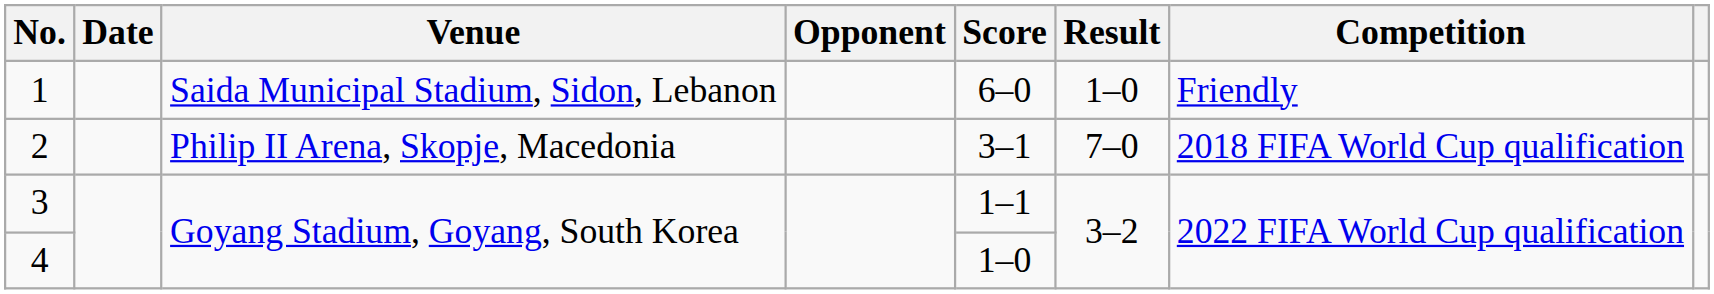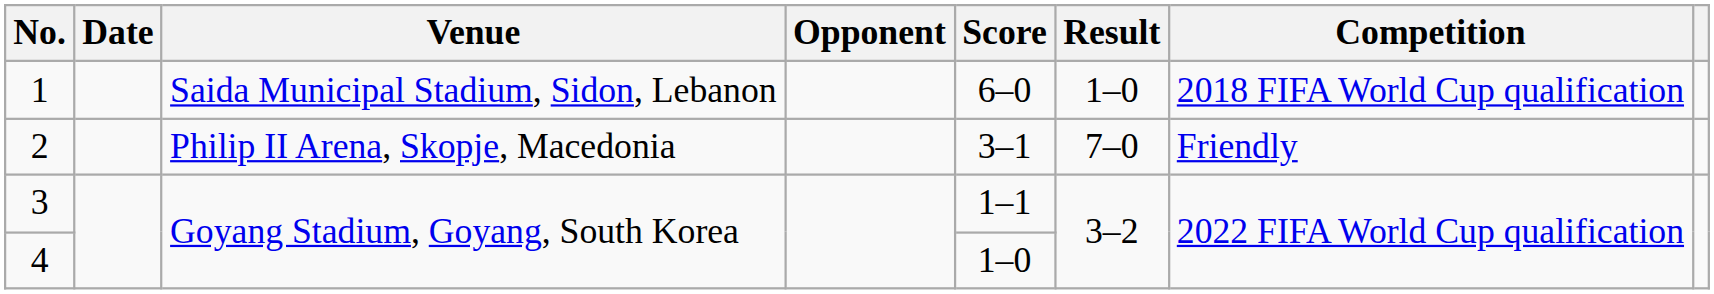(1237, 89) Friendly -> (1430, 89) 2018 FIFA World Cup qualification
(1430, 145) 2018 FIFA World Cup qualification -> (1237, 145) Friendly
